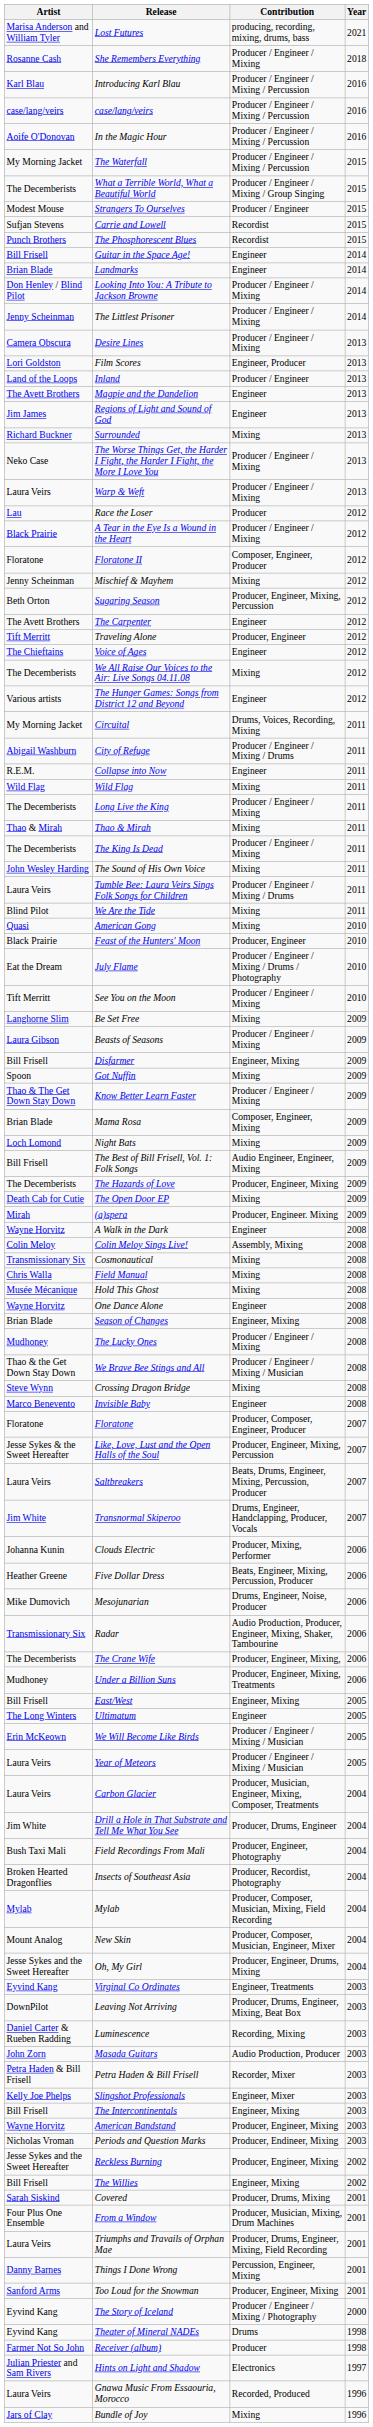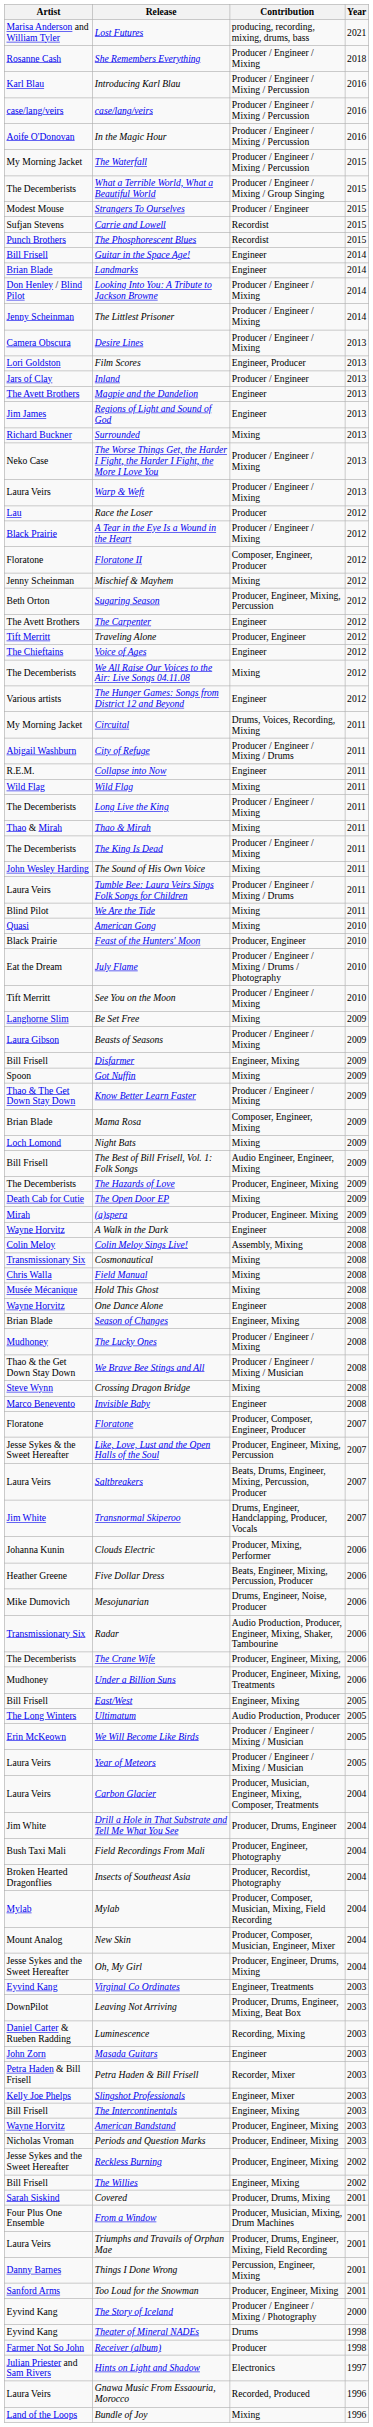(42, 378) Land of the Loops -> (29, 378) Jars of Clay
(249, 1716) Engineer -> (286, 1716) Audio Production, Producer
(286, 2054) Audio Production, Producer -> (249, 2054) Engineer
(29, 2414) Jars of Clay -> (42, 2414) Land of the Loops
